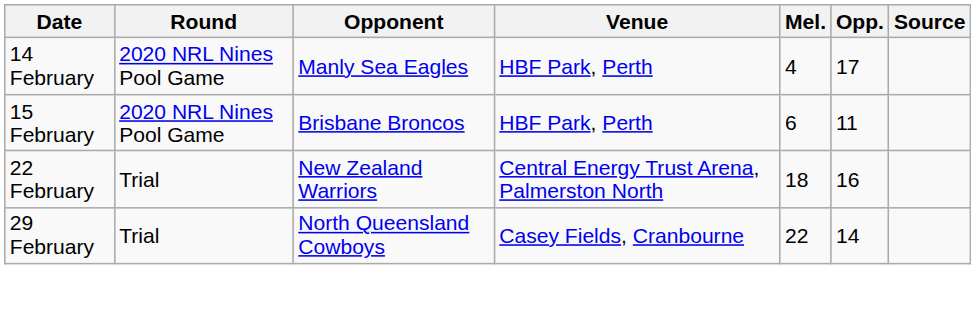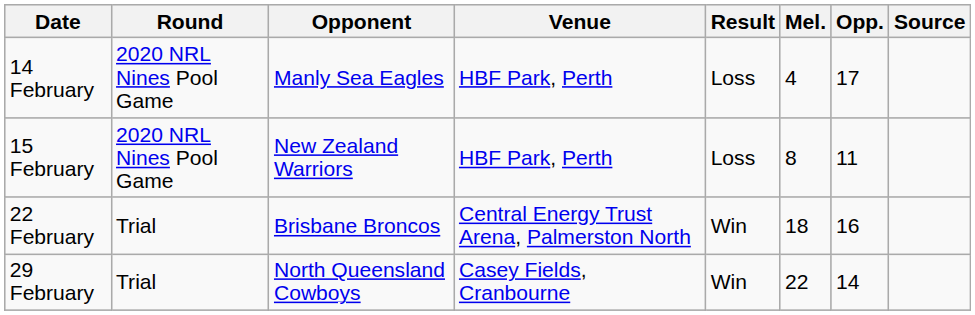+ column: (743, 21)
(381, 122) Brisbane Broncos -> (336, 157) New Zealand Warriors
(791, 122) 6 -> (791, 157) 8
(360, 179) New Zealand Warriors -> (357, 225) Brisbane Broncos
